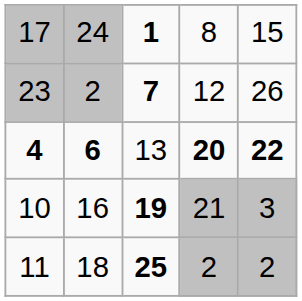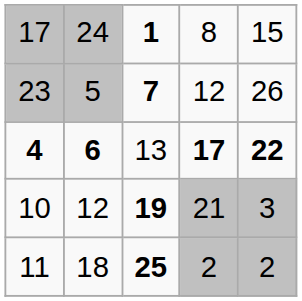(93, 91) 2 -> (93, 91) 5
(209, 149) 20 -> (209, 149) 17
(93, 208) 16 -> (93, 208) 12
